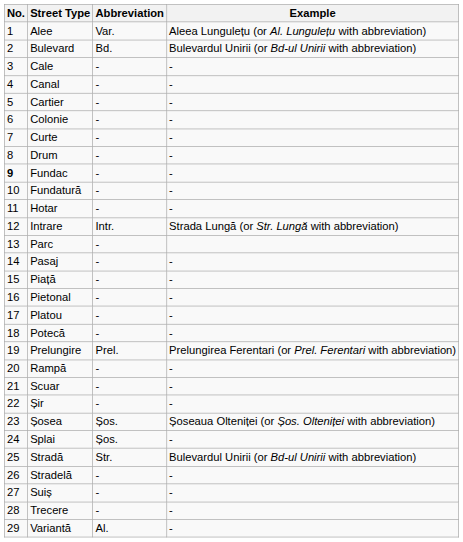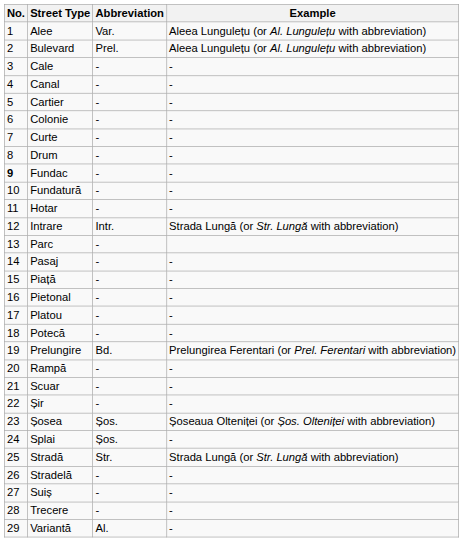(104, 48) Bd. -> (107, 48) Prel.
(293, 48) Bulevardul Unirii (or Bd-ul Unirii with abbreviation) -> (298, 48) Aleea Lungulețu (or Al. Lungulețu with abbreviation)
(107, 350) Prel. -> (104, 350) Bd.
(293, 457) Bulevardul Unirii (or Bd-ul Unirii with abbreviation) -> (284, 457) Strada Lungă (or Str. Lungă with abbreviation)
